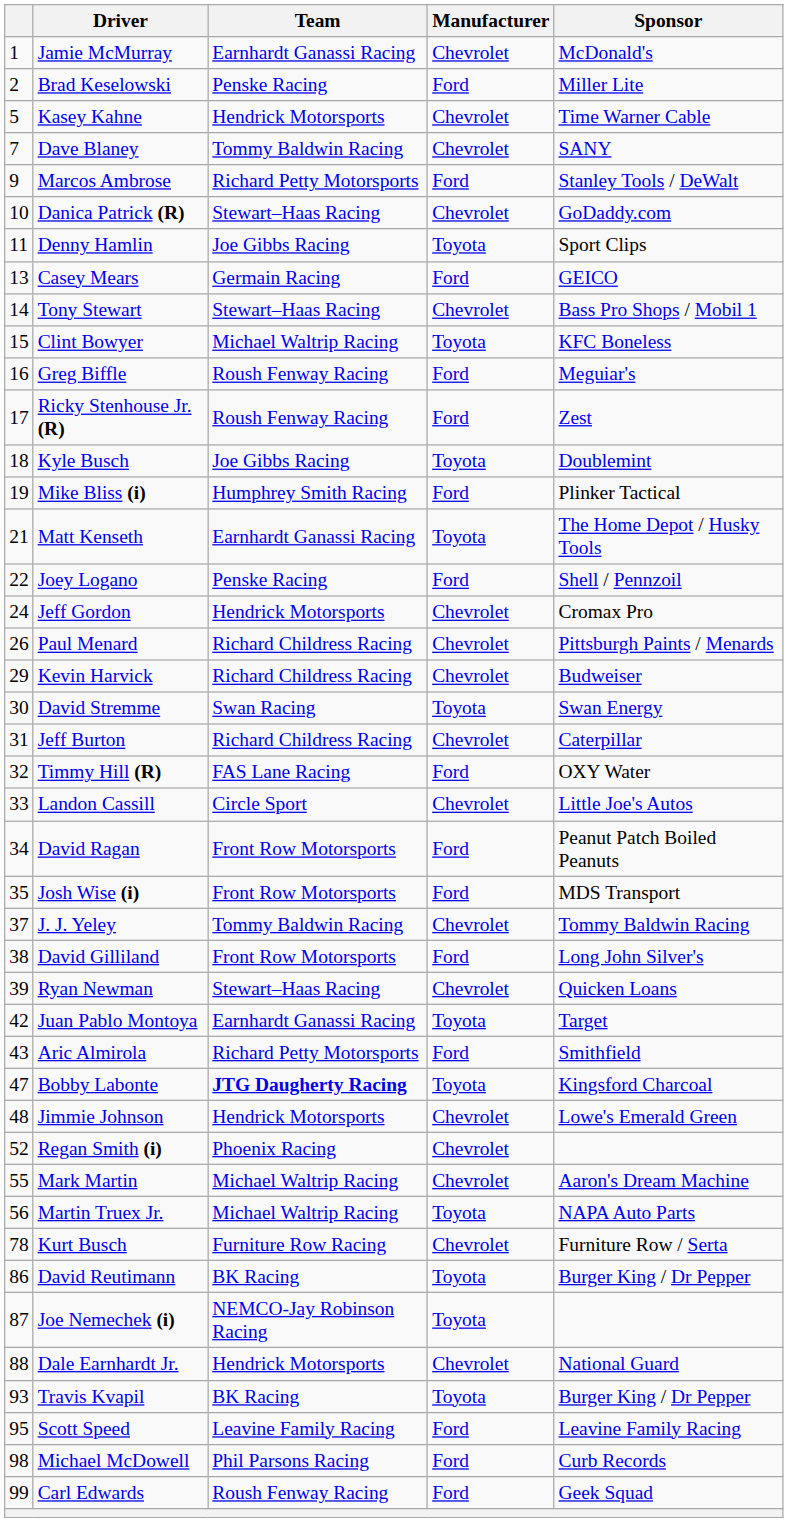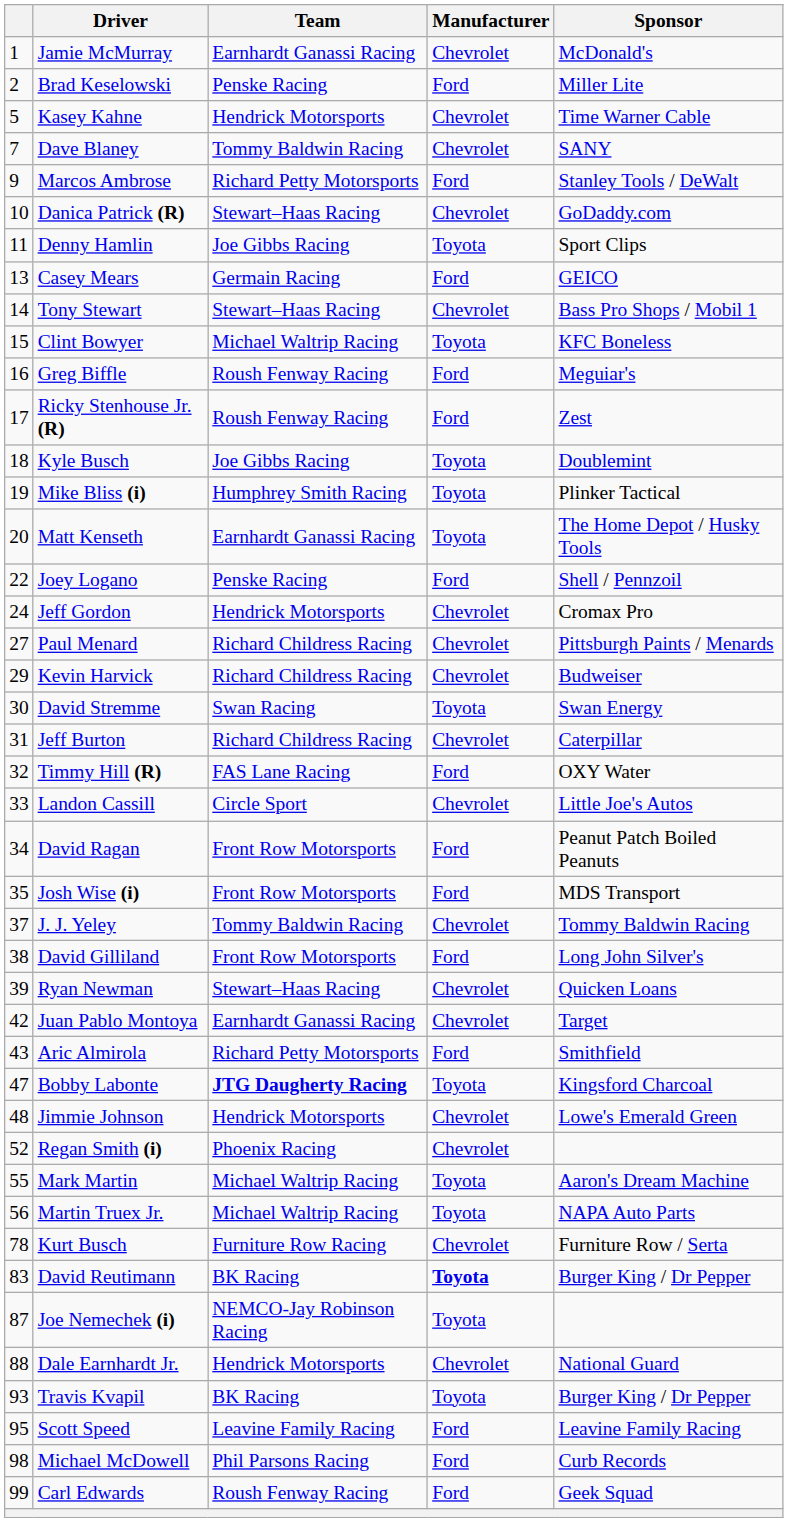(451, 492) Ford -> (459, 492) Toyota
(19, 536) 21 -> (19, 536) 20
(19, 644) 26 -> (19, 644) 27
(459, 1020) Toyota -> (470, 1020) Chevrolet
(470, 1180) Chevrolet -> (459, 1180) Toyota
(19, 1276) 86 -> (19, 1276) 83
(459, 1276) normal -> (460, 1276) bold
